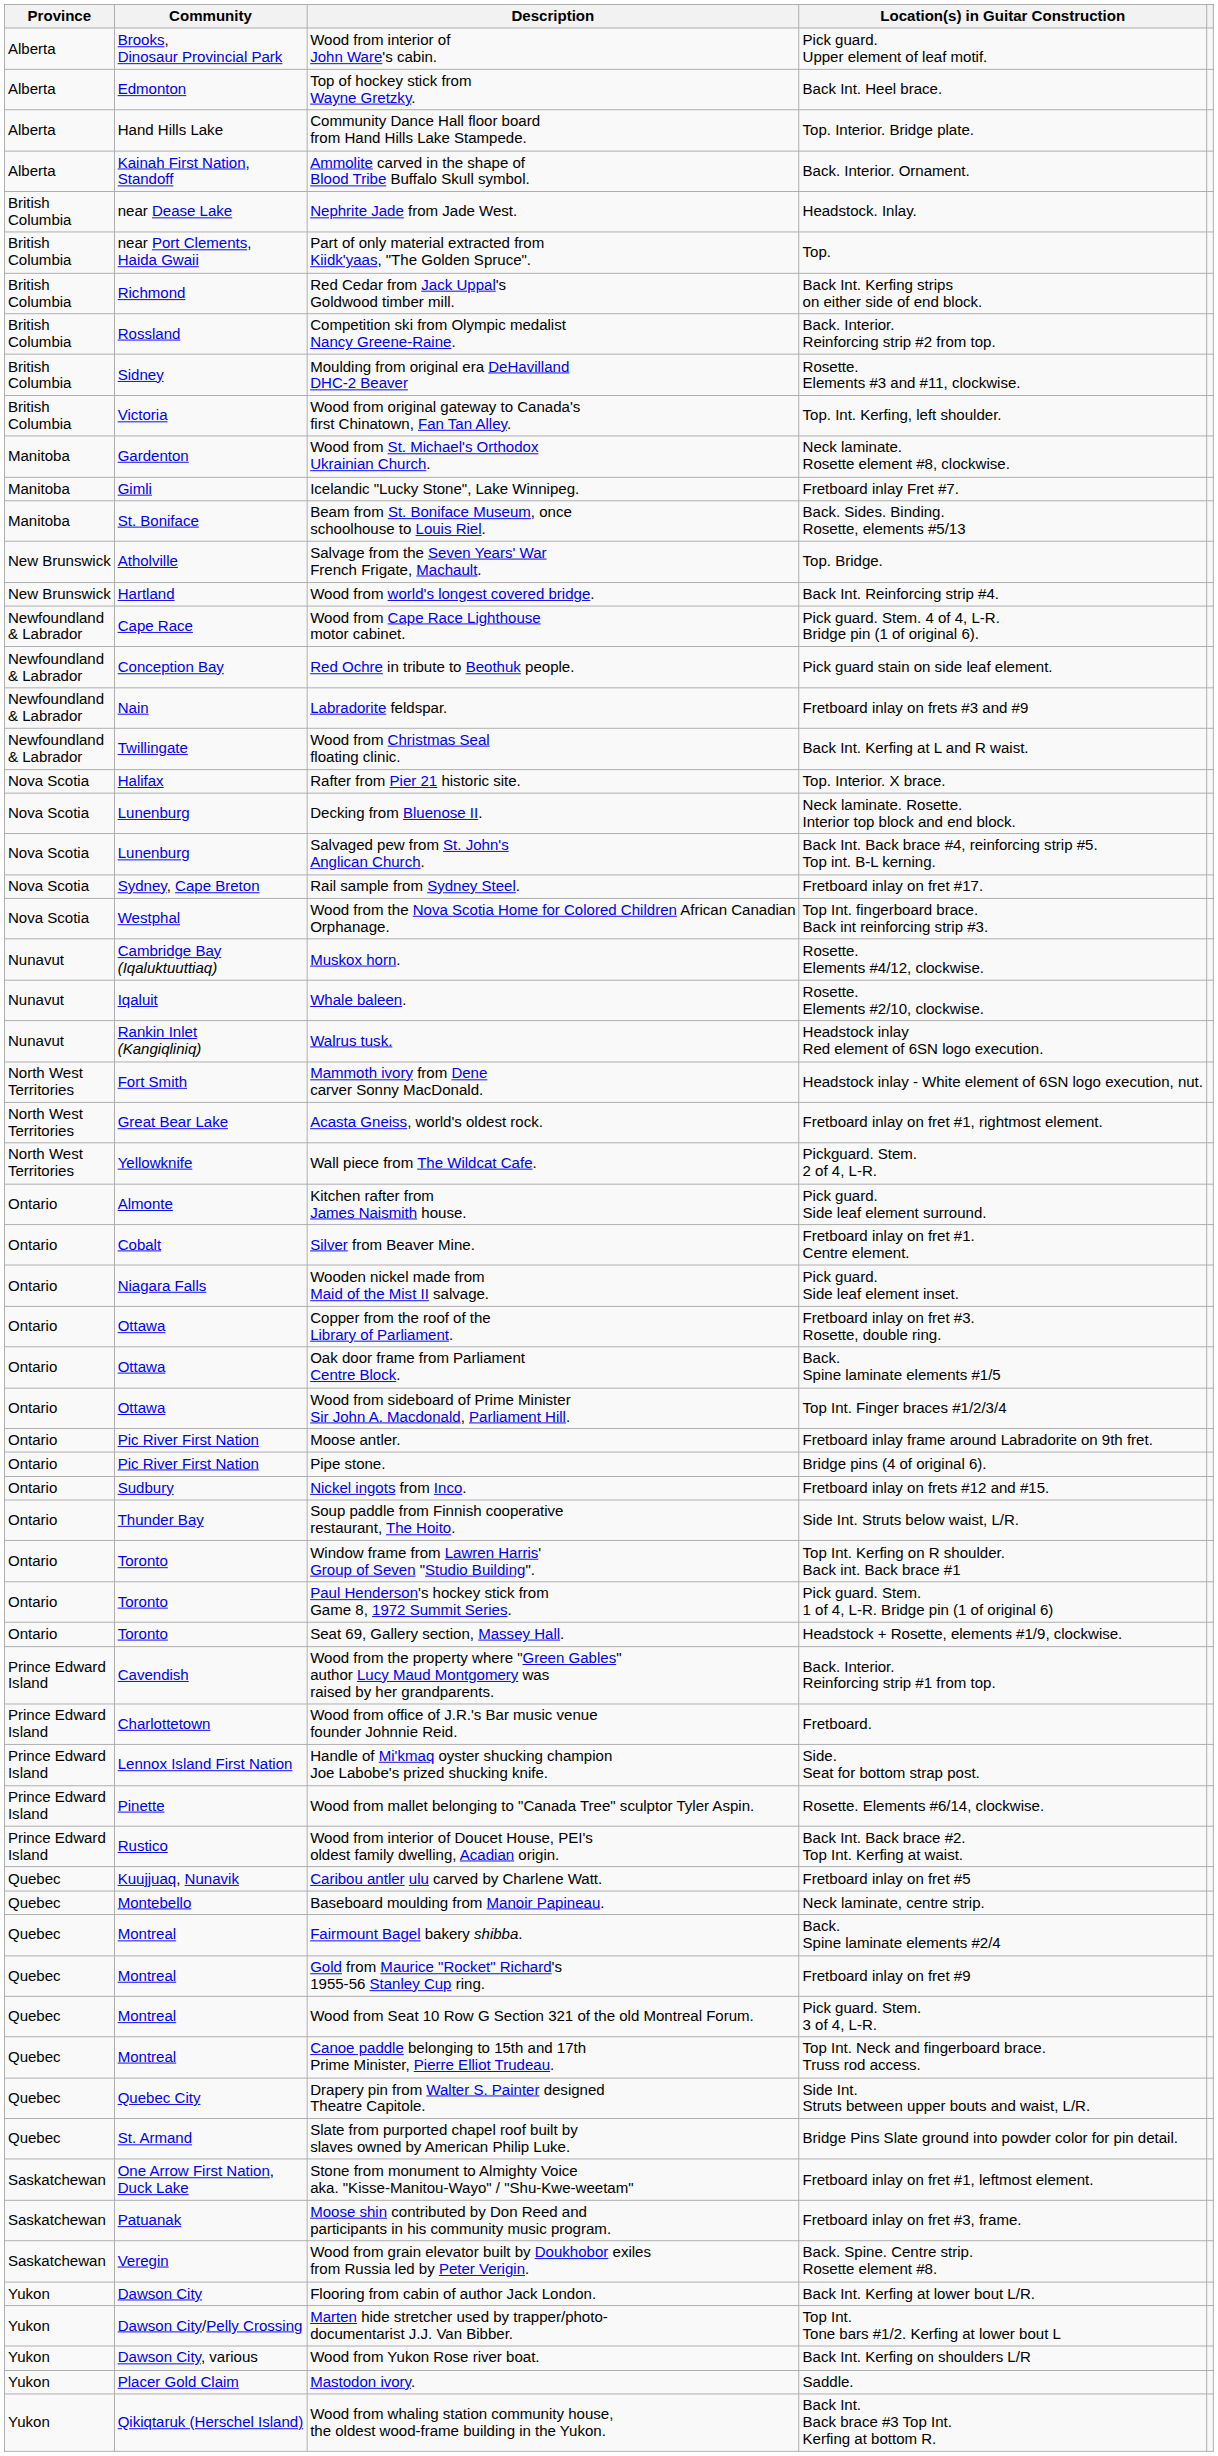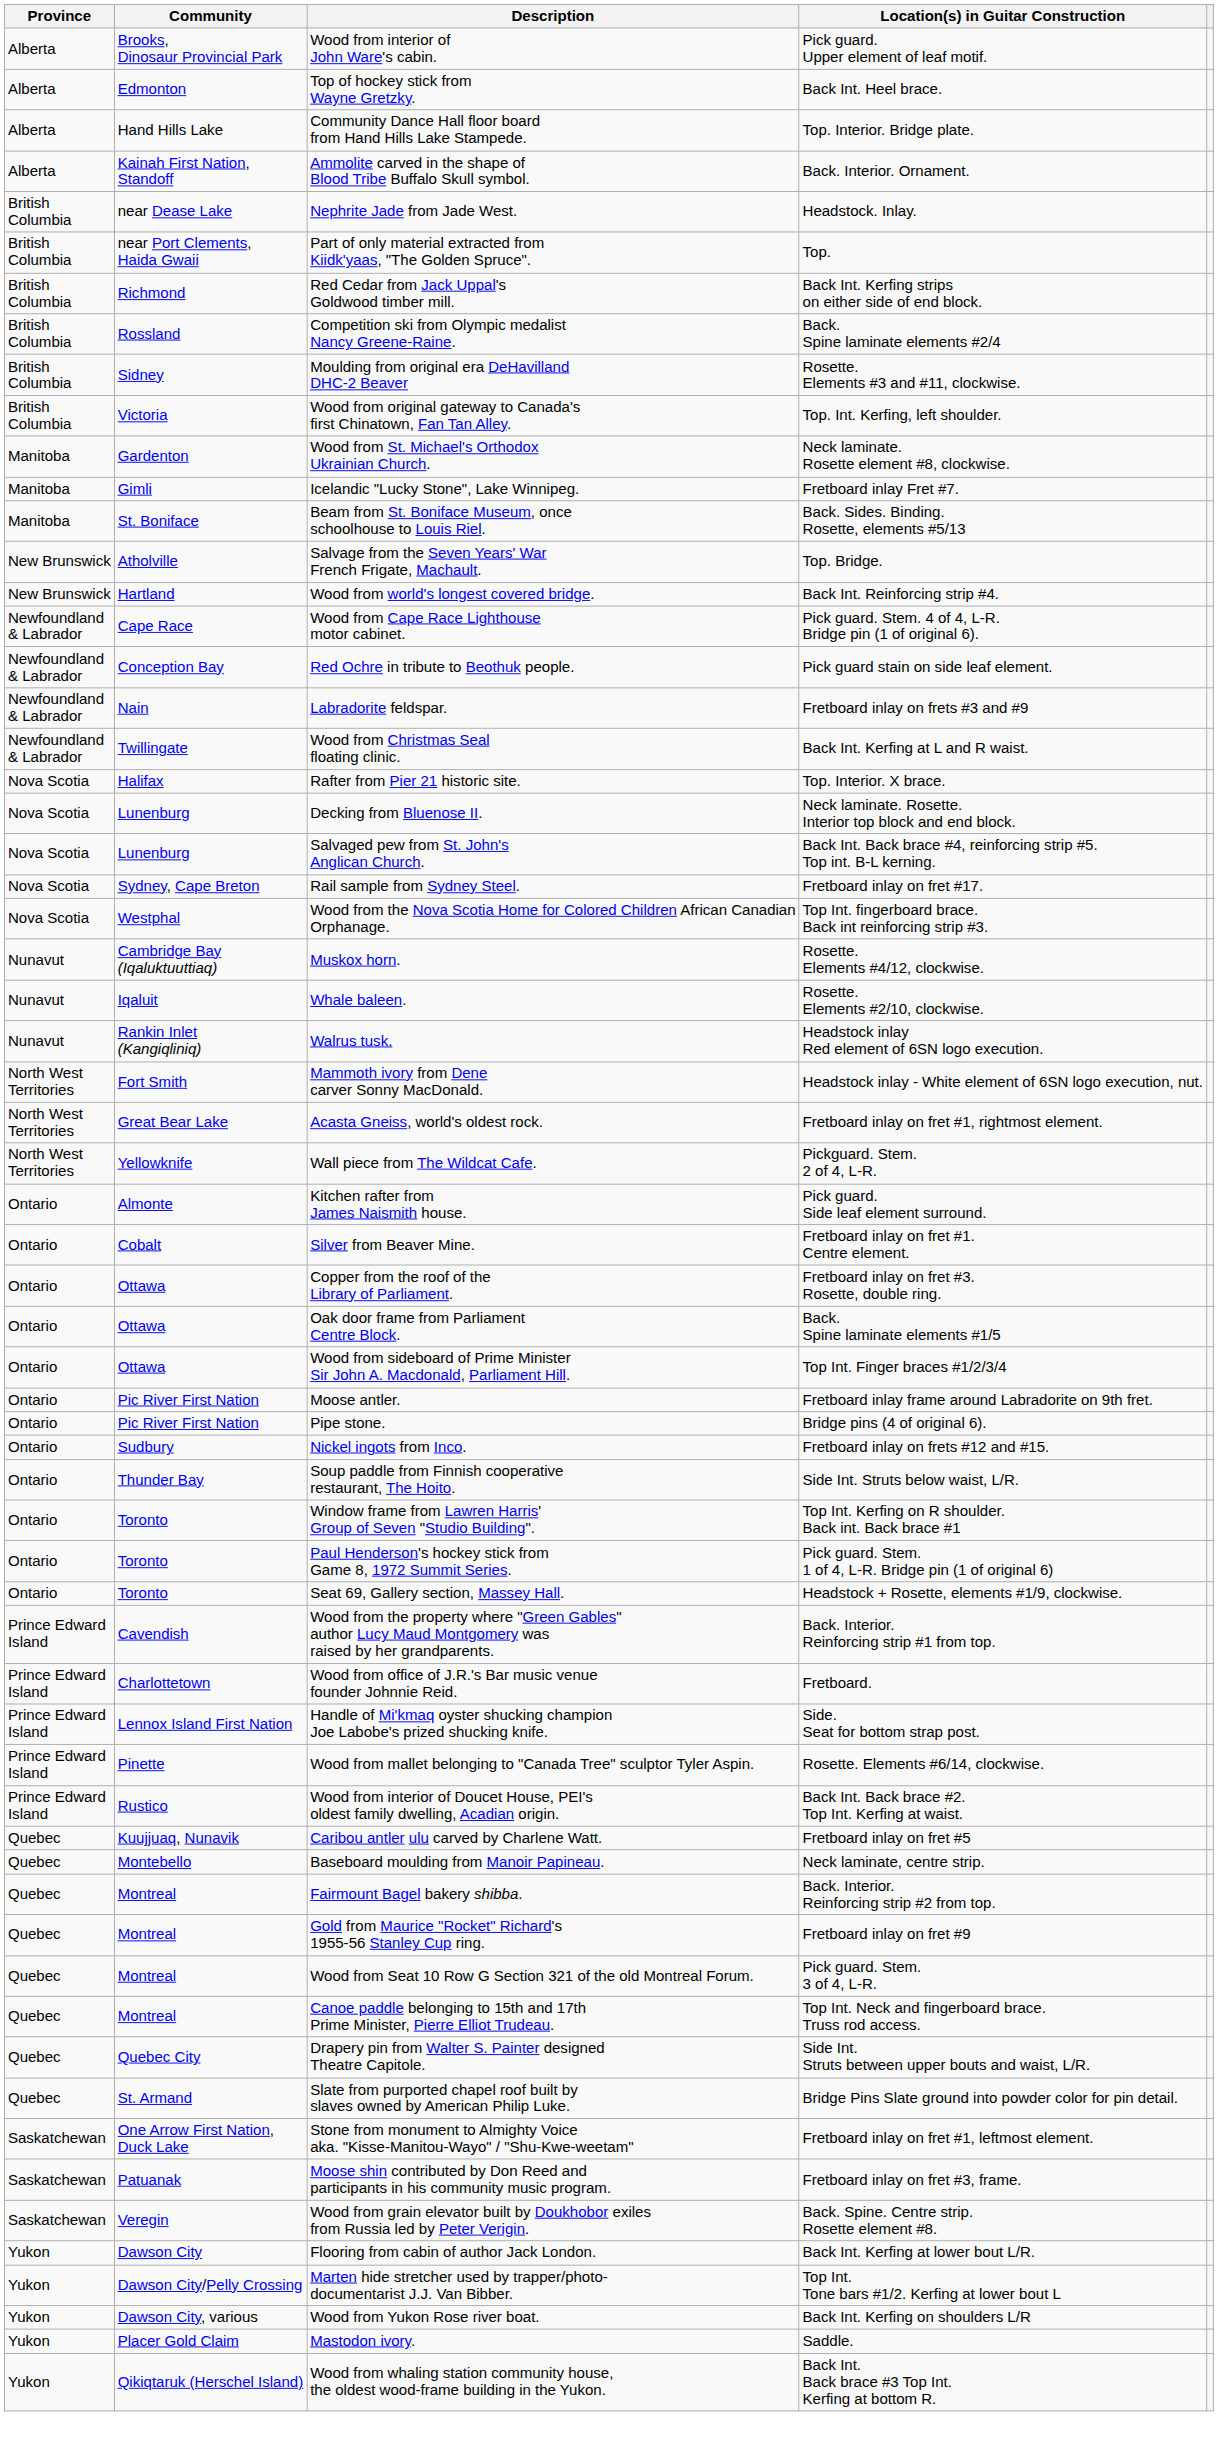(899, 334) Back. Interior. Reinforcing strip #2 from top. -> (902, 334) Back. Spine laminate elements #2/4
- row: (400, 1285)
(902, 1935) Back. Spine laminate elements #2/4 -> (899, 1894) Back. Interior. Reinforcing strip #2 from top.
